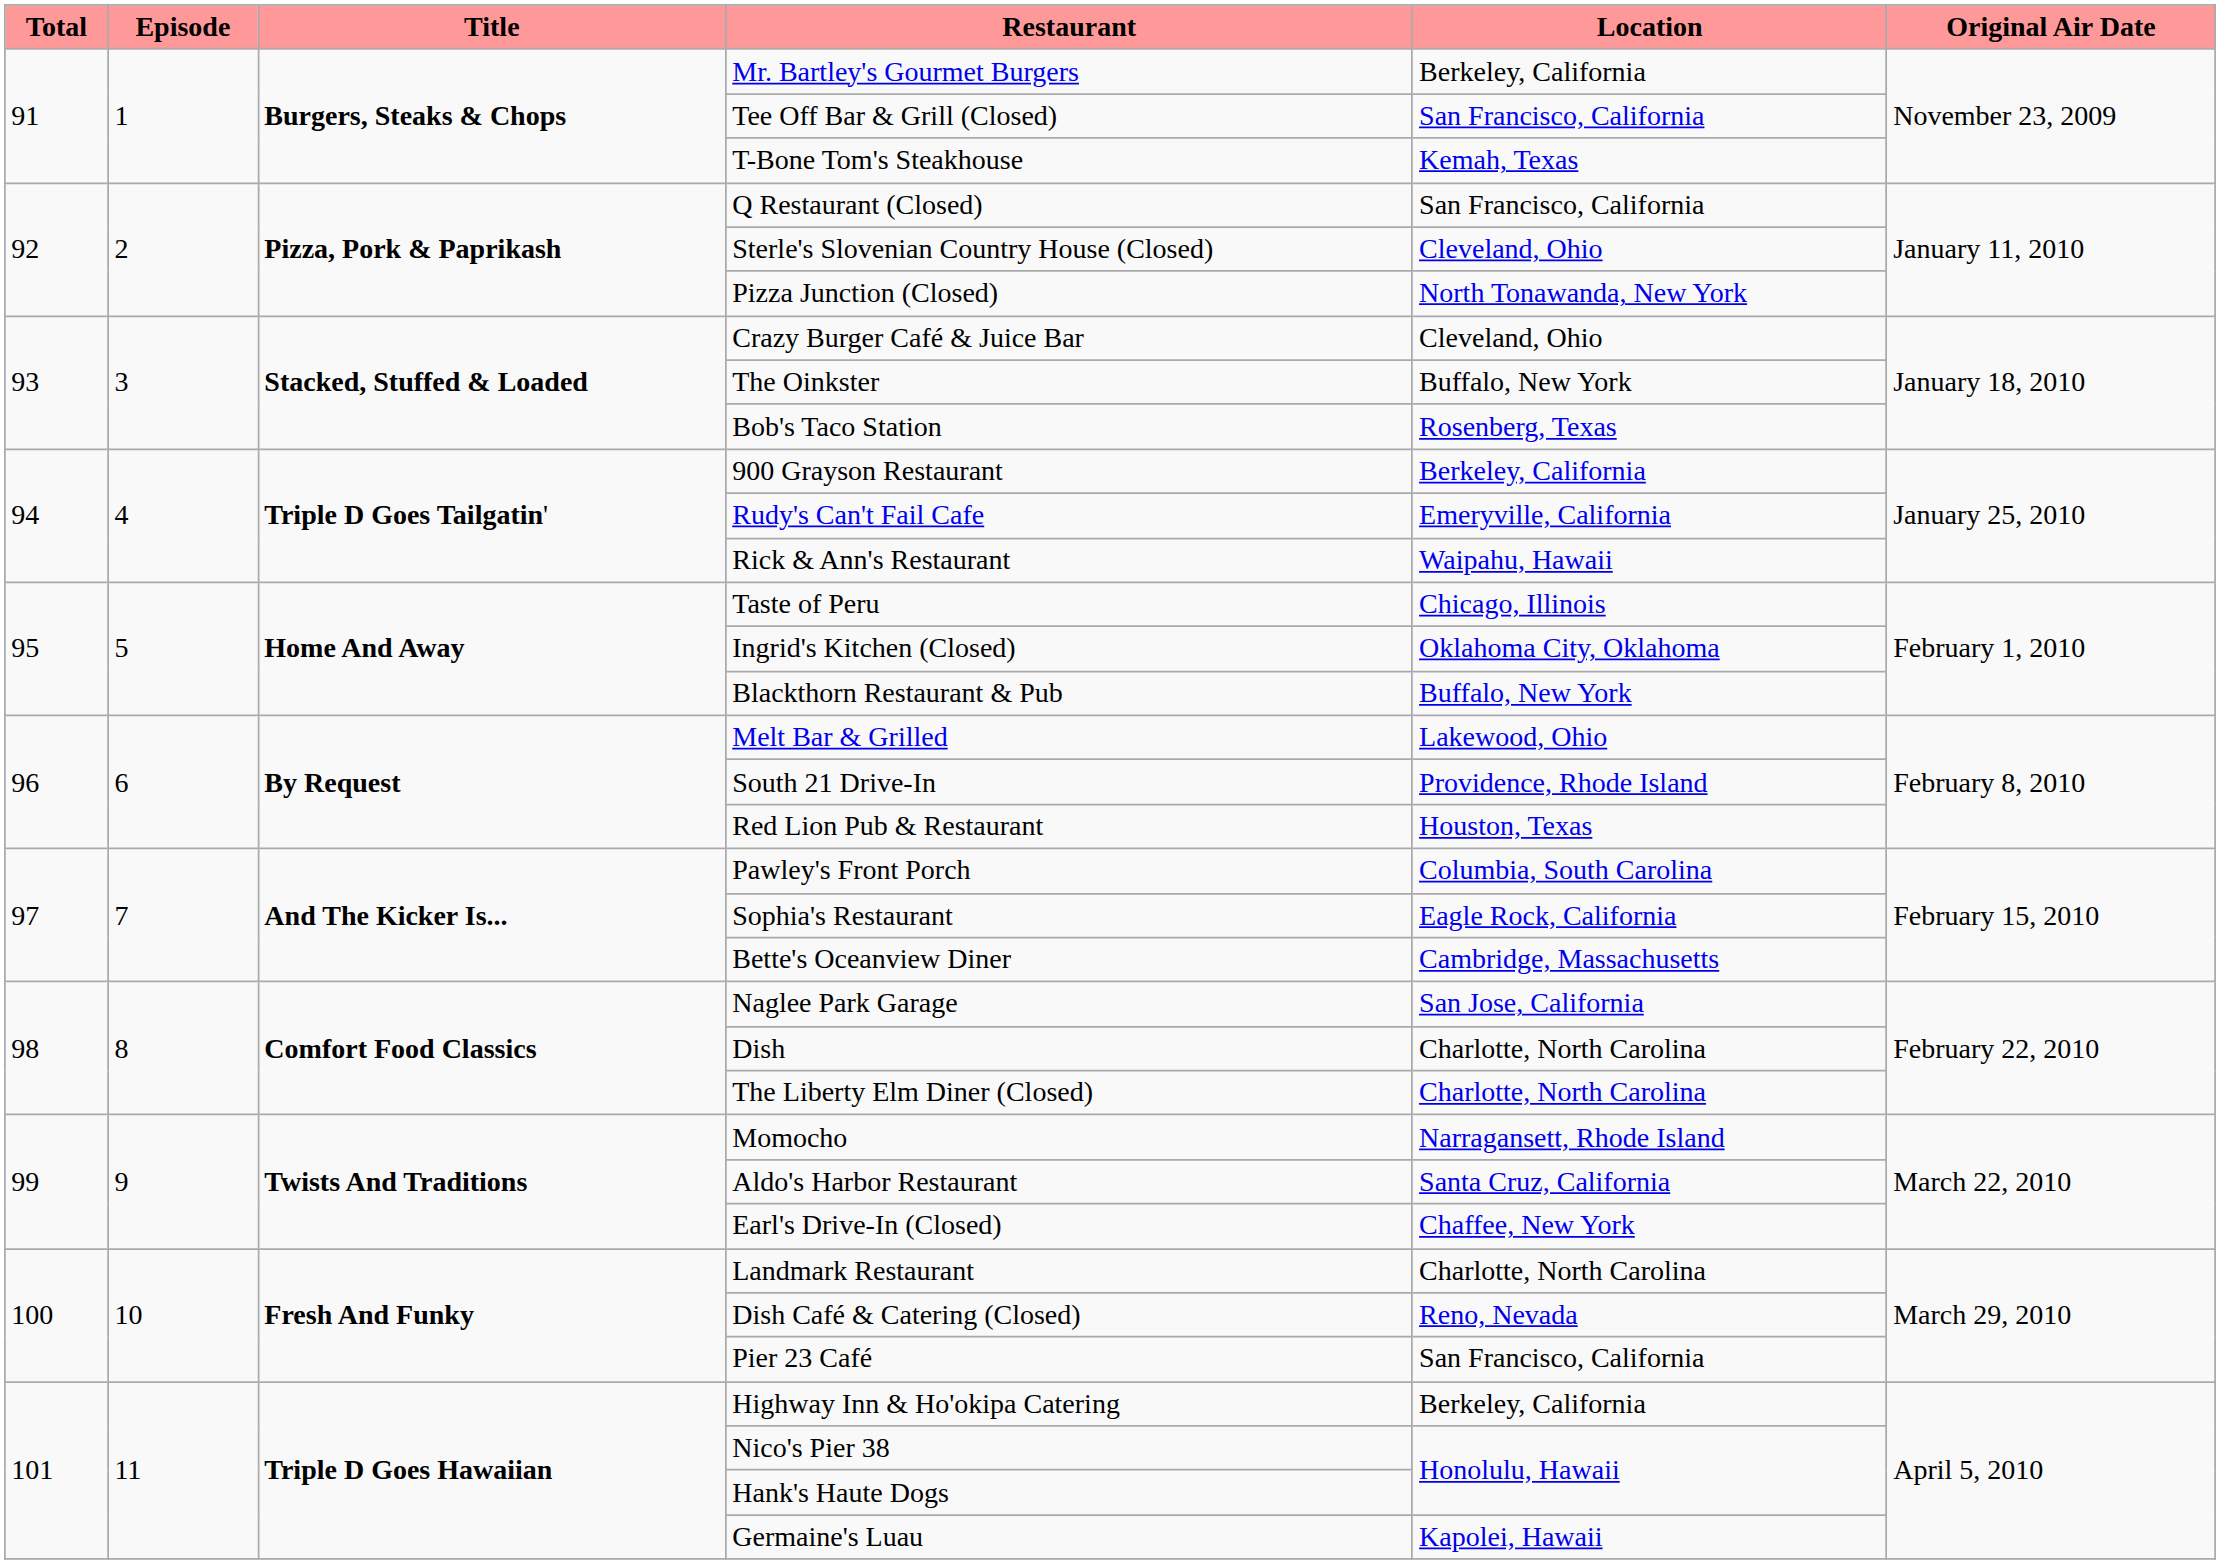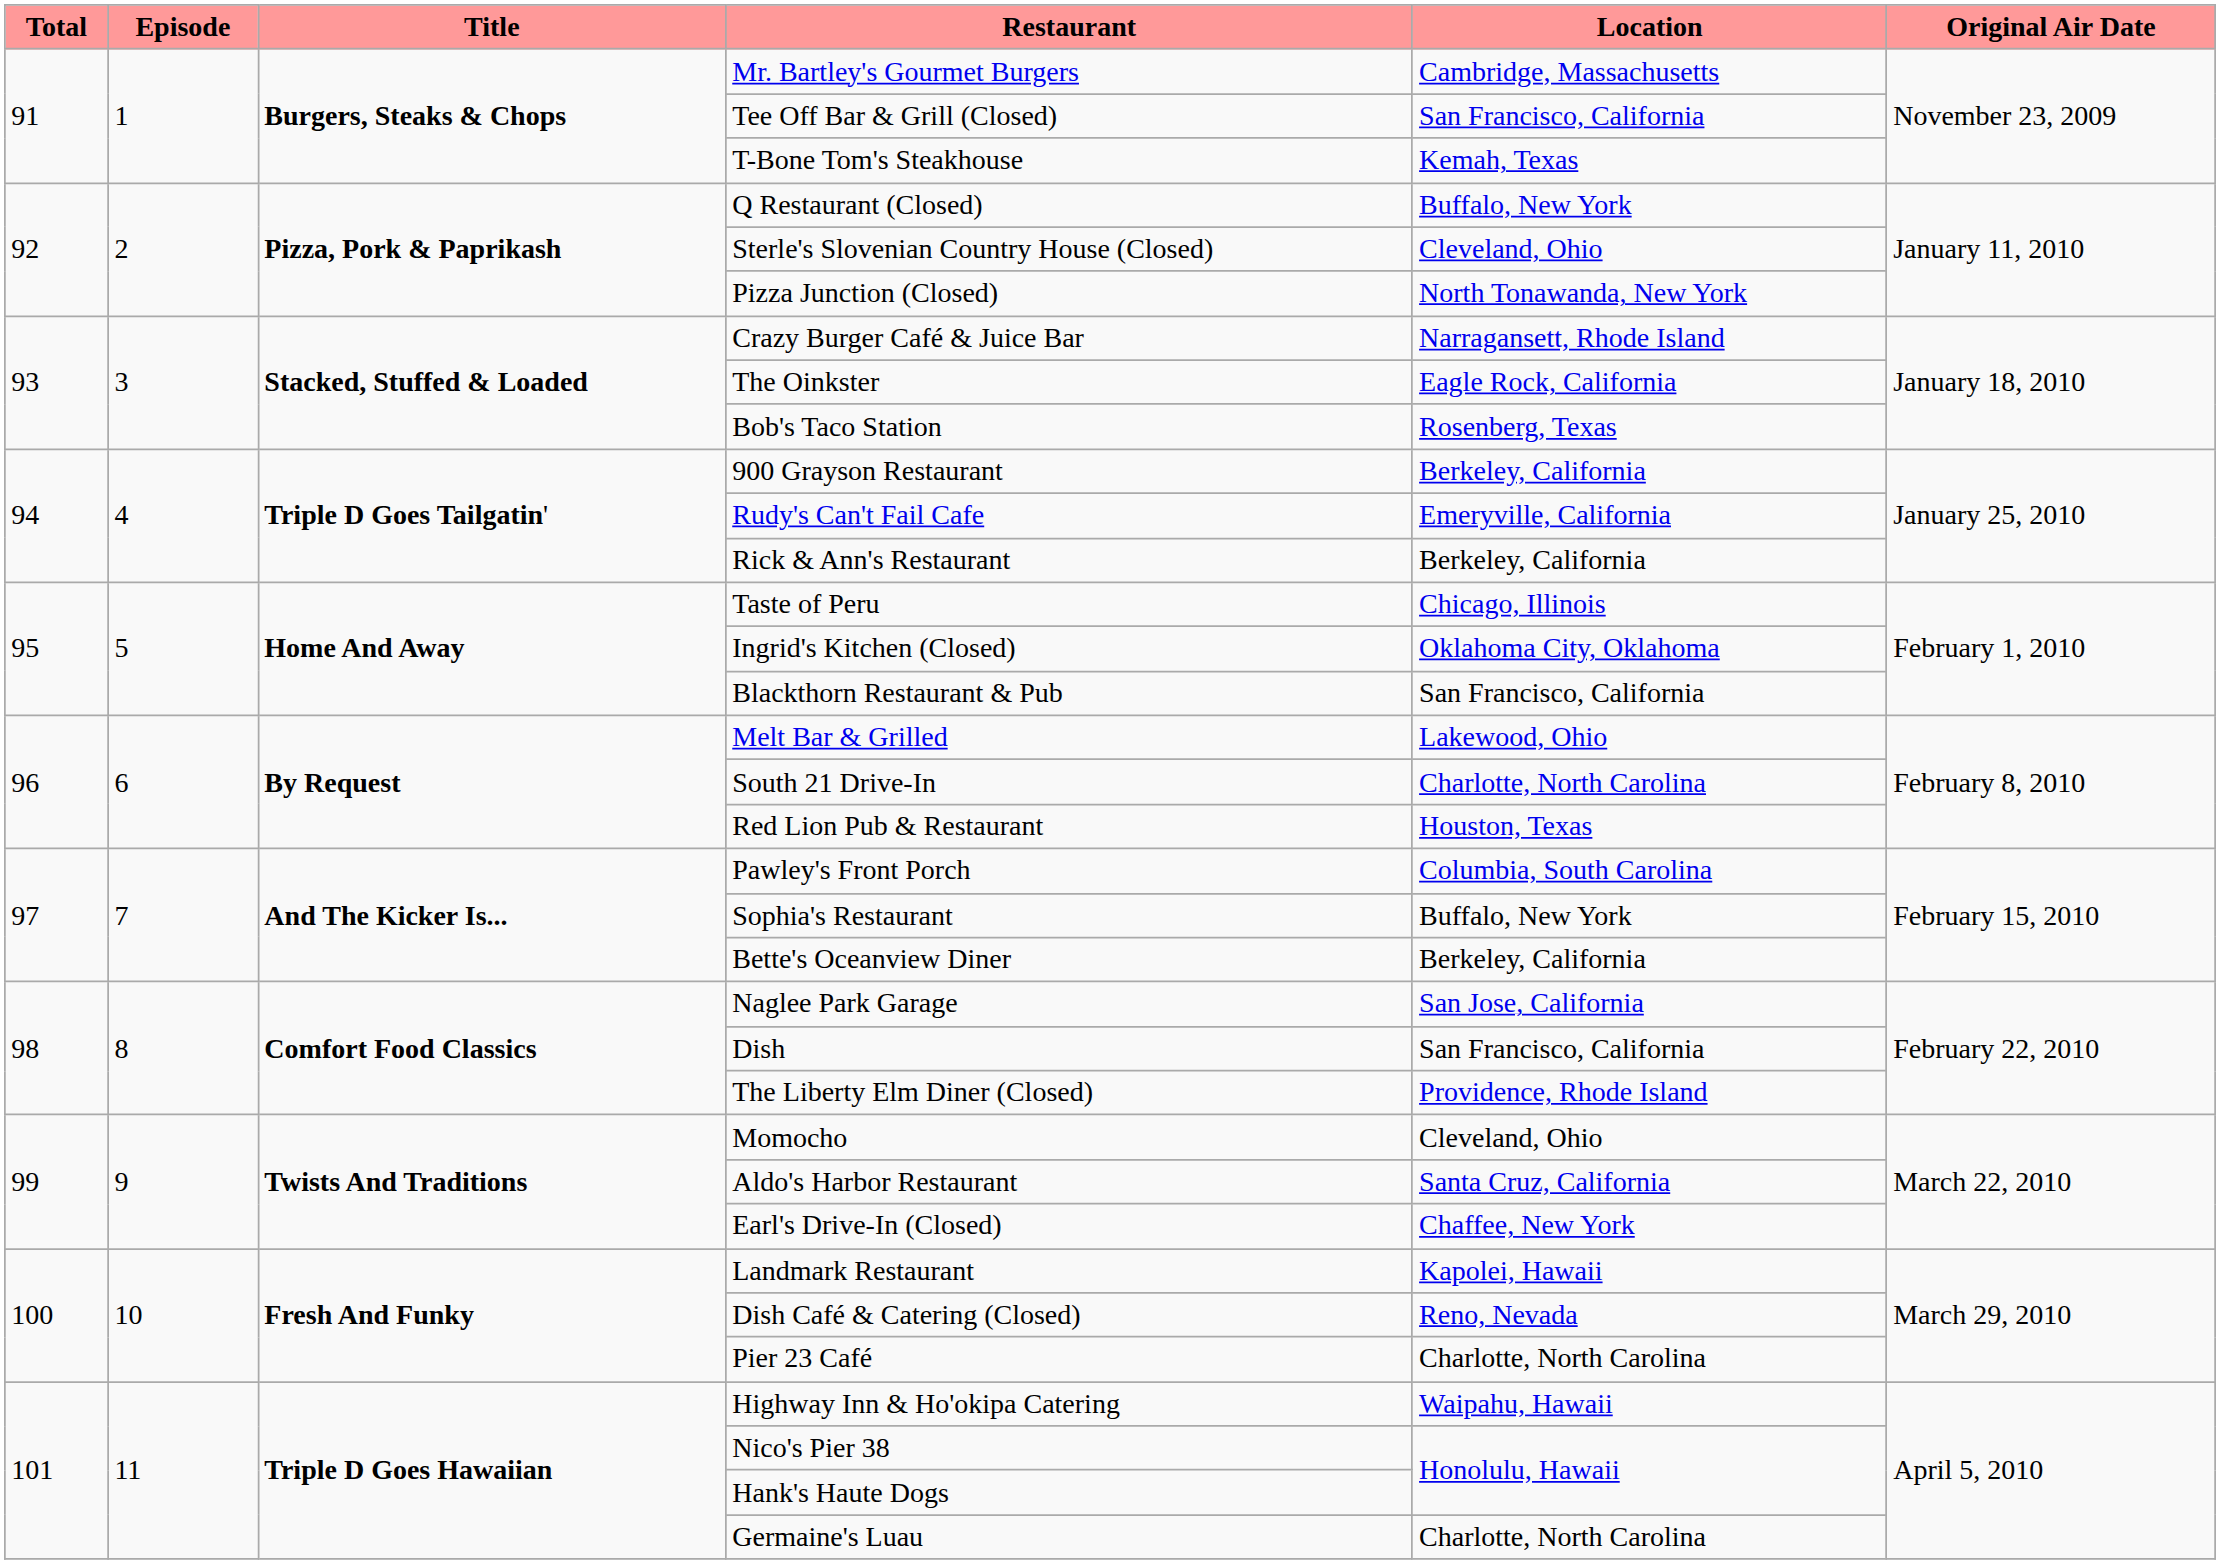(1532, 71) Berkeley, California -> (1569, 71) Cambridge, Massachusetts
(1562, 204) San Francisco, California -> (1525, 204) Buffalo, New York
(1511, 337) Cleveland, Ohio -> (1572, 337) Narragansett, Rhode Island
(1525, 381) Buffalo, New York -> (1548, 381) Eagle Rock, California
(1516, 559) Waipahu, Hawaii -> (1532, 559) Berkeley, California
(1525, 692) Buffalo, New York -> (1562, 692) San Francisco, California
(1563, 781) Providence, Rhode Island -> (1563, 781) Charlotte, North Carolina
(1548, 914) Eagle Rock, California -> (1525, 914) Buffalo, New York
(1569, 959) Cambridge, Massachusetts -> (1532, 959) Berkeley, California
(1563, 1048) Charlotte, North Carolina -> (1562, 1048) San Francisco, California
(1563, 1092) Charlotte, North Carolina -> (1563, 1092) Providence, Rhode Island
(1572, 1136) Narragansett, Rhode Island -> (1511, 1136) Cleveland, Ohio
(1563, 1270) Charlotte, North Carolina -> (1511, 1270) Kapolei, Hawaii
(1562, 1358) San Francisco, California -> (1563, 1358) Charlotte, North Carolina
(1532, 1403) Berkeley, California -> (1516, 1403) Waipahu, Hawaii
(1511, 1536) Kapolei, Hawaii -> (1563, 1536) Charlotte, North Carolina
